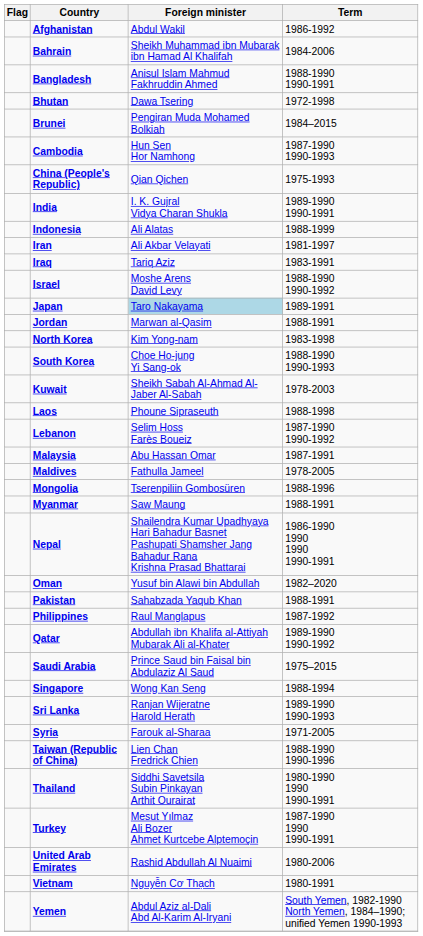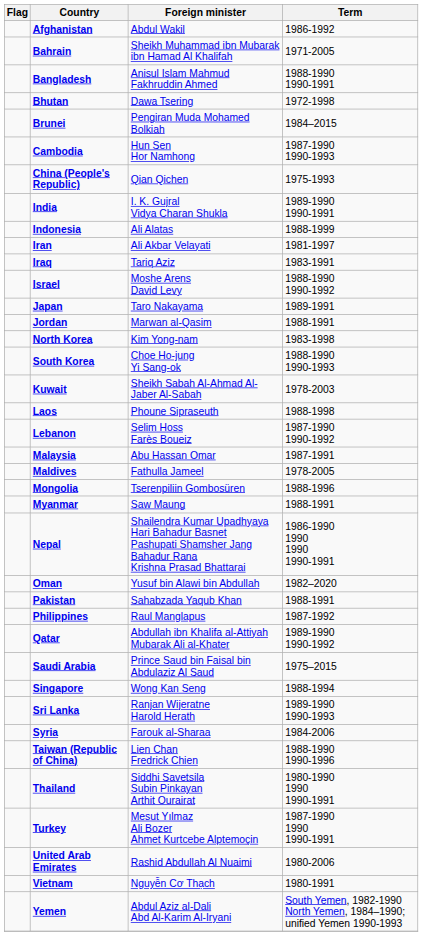(310, 51) 1984-2006 -> (310, 51) 1971-2005
(167, 306) lightblue background -> (167, 306) no background
(310, 733) 1971-2005 -> (310, 733) 1984-2006
